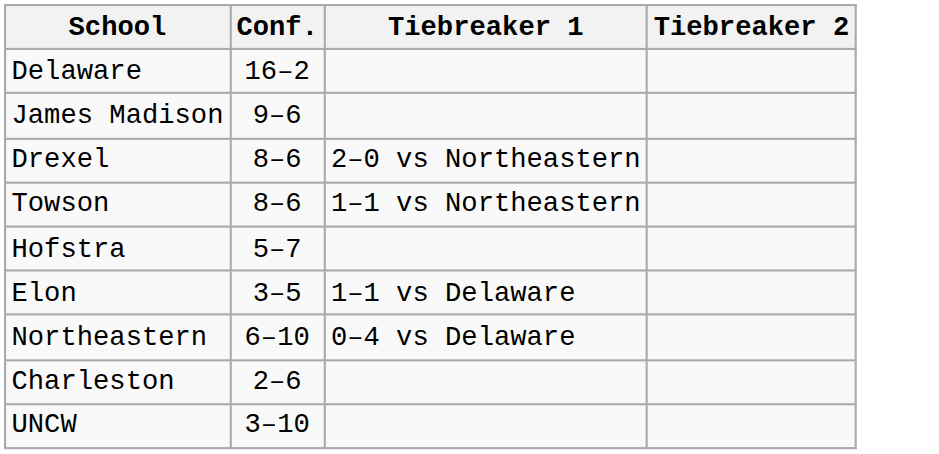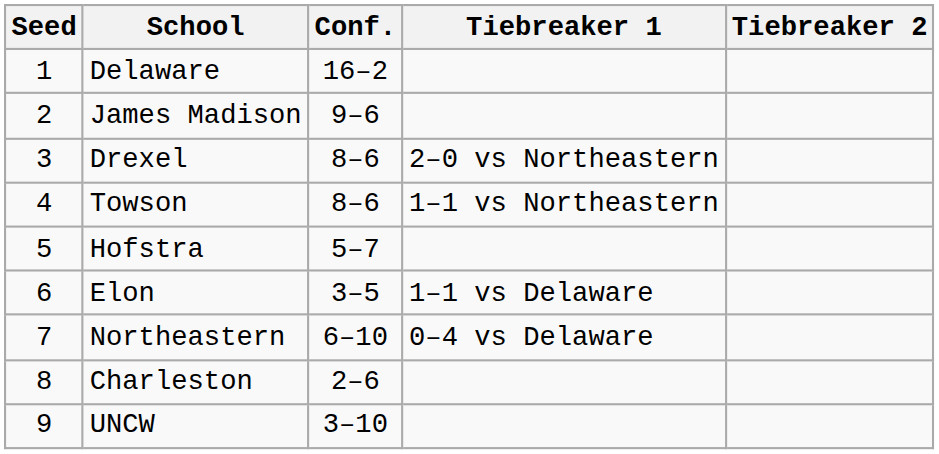+ column: (44, 27)
